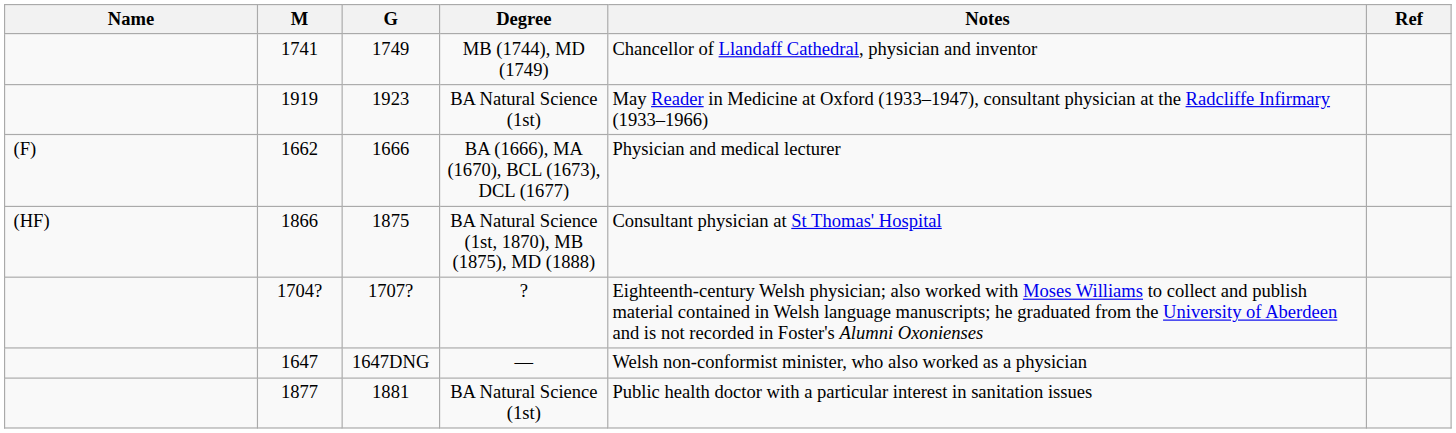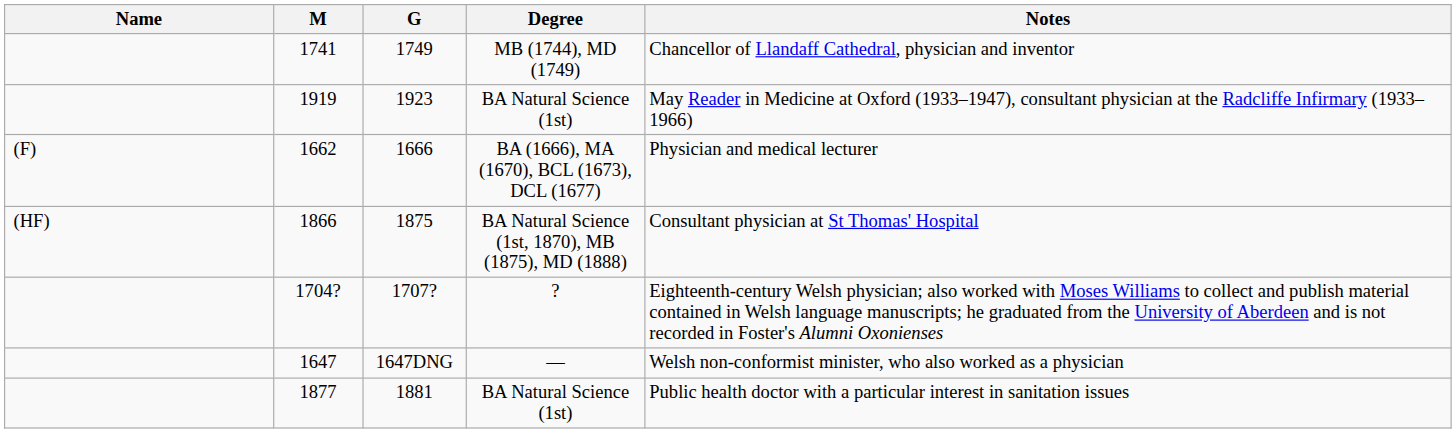- column: (1409, 19)
